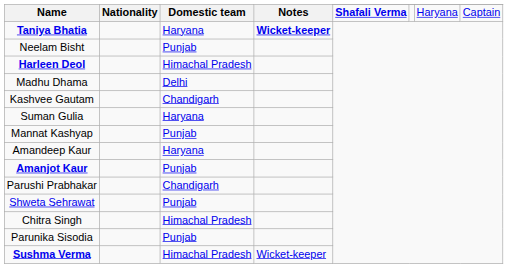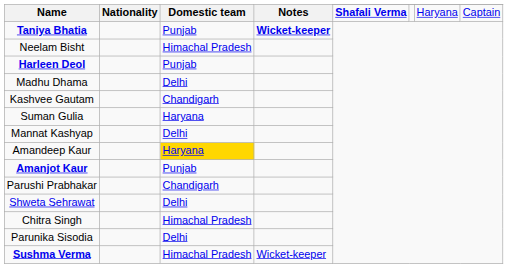(183, 30) Haryana -> (180, 30) Punjab
(180, 47) Punjab -> (207, 47) Himachal Pradesh
(207, 64) Himachal Pradesh -> (180, 64) Punjab
(180, 133) Punjab -> (175, 133) Delhi
(183, 151) no background -> (183, 151) gold background
(180, 202) Punjab -> (175, 202) Delhi
(180, 237) Punjab -> (175, 237) Delhi
